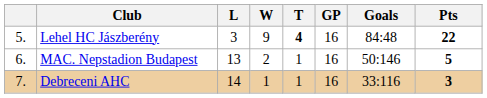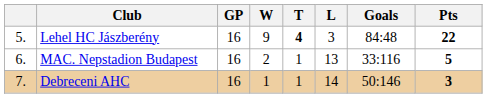columns swapped: (331, 15) <-> (234, 15)
(381, 59) 50:146 -> (381, 59) 33:116
(381, 81) 33:116 -> (381, 81) 50:146
